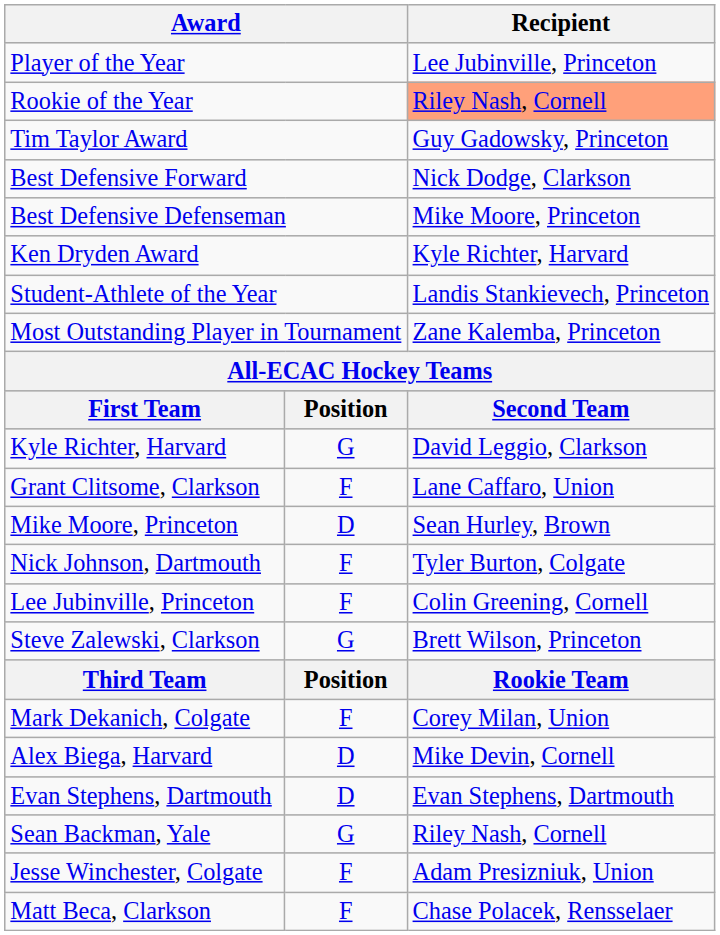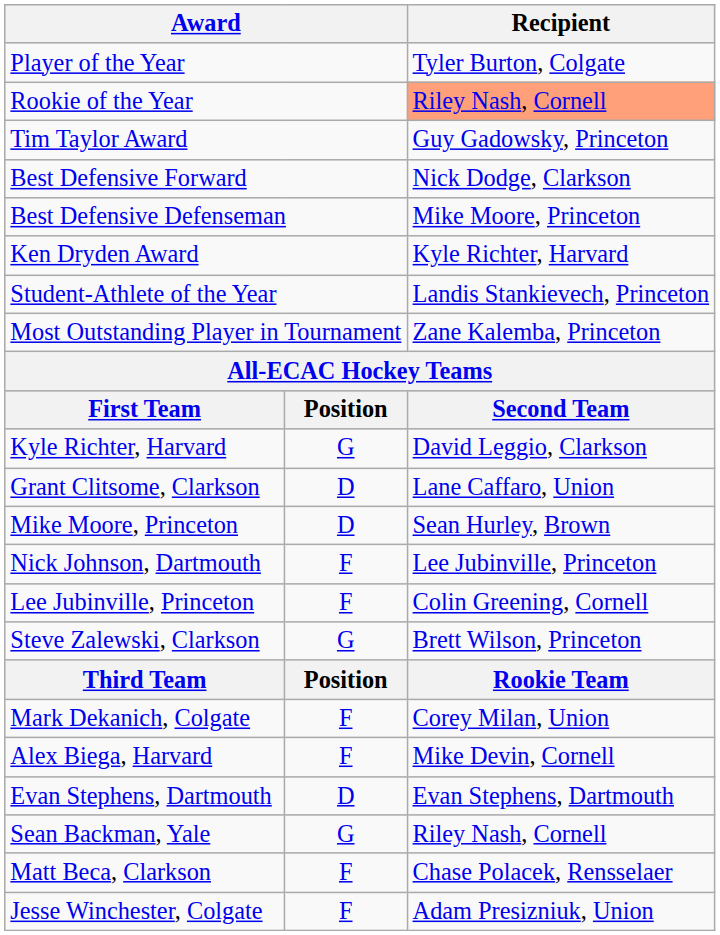(534, 62) Lee Jubinville, Princeton -> (519, 62) Tyler Burton, Colgate
(346, 486) F -> (346, 486) D
(519, 563) Tyler Burton, Colgate -> (534, 563) Lee Jubinville, Princeton
(346, 756) D -> (346, 756) F
rows swapped: (111, 910) <-> (136, 872)
